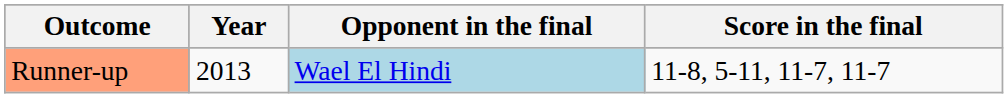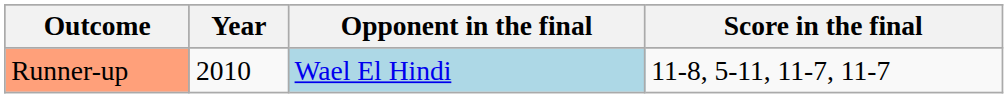(223, 69) 2013 -> (223, 69) 2010
